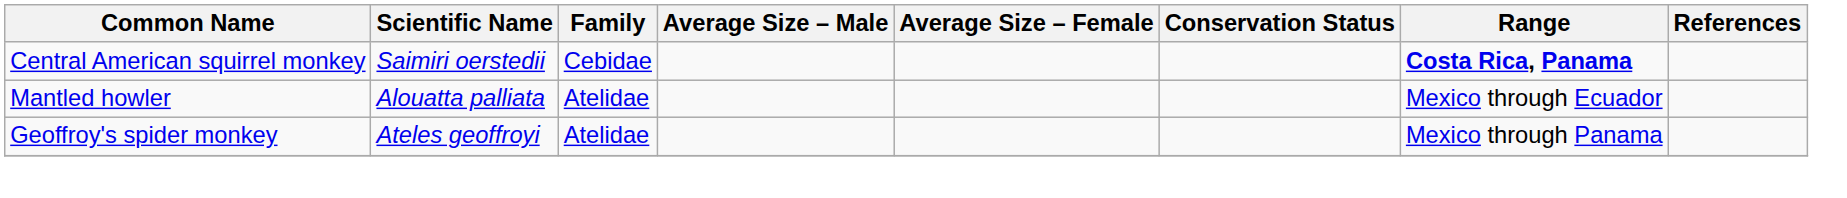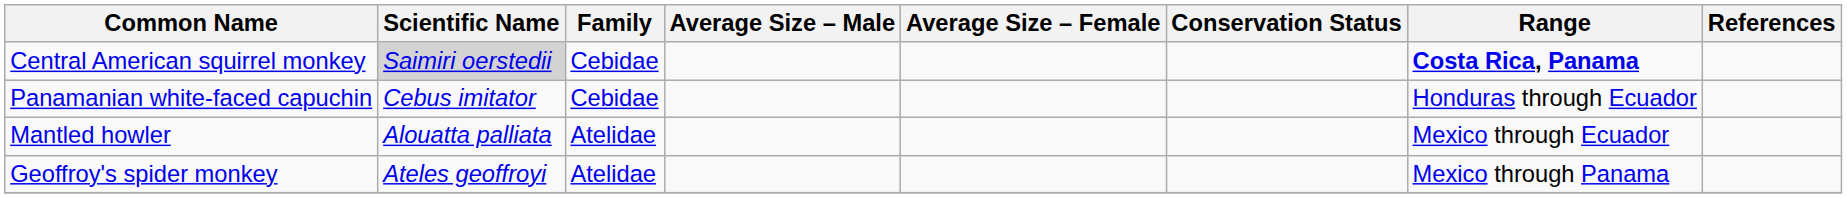(461, 60) no background -> (467, 60) lightgrey background
+ row: (191, 98)
